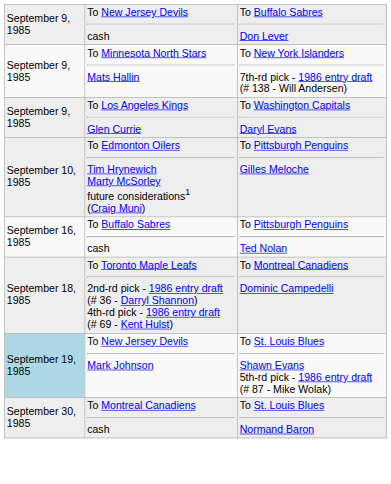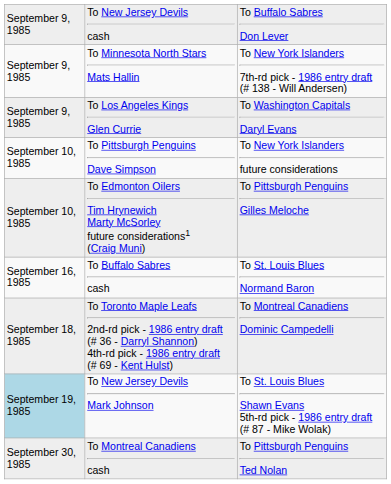+ row: (161, 158)
(312, 237) To Pittsburgh Penguins Ted Nolan -> (312, 277) To St. Louis Blues Normand Baron
(312, 418) To St. Louis Blues Normand Baron -> (312, 458) To Pittsburgh Penguins Ted Nolan
